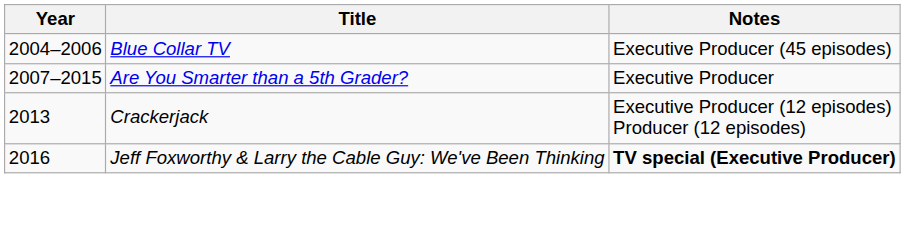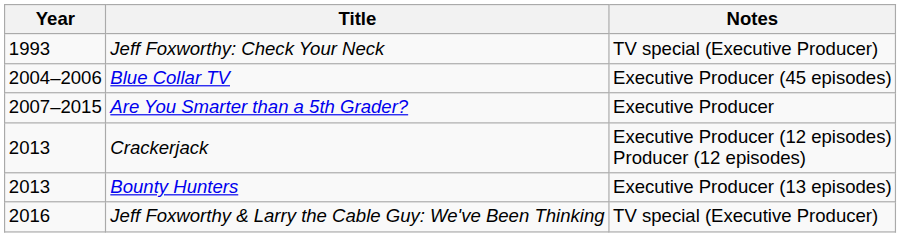+ row: (247, 48)
+ row: (174, 187)
(754, 157) bold -> (746, 216) normal
